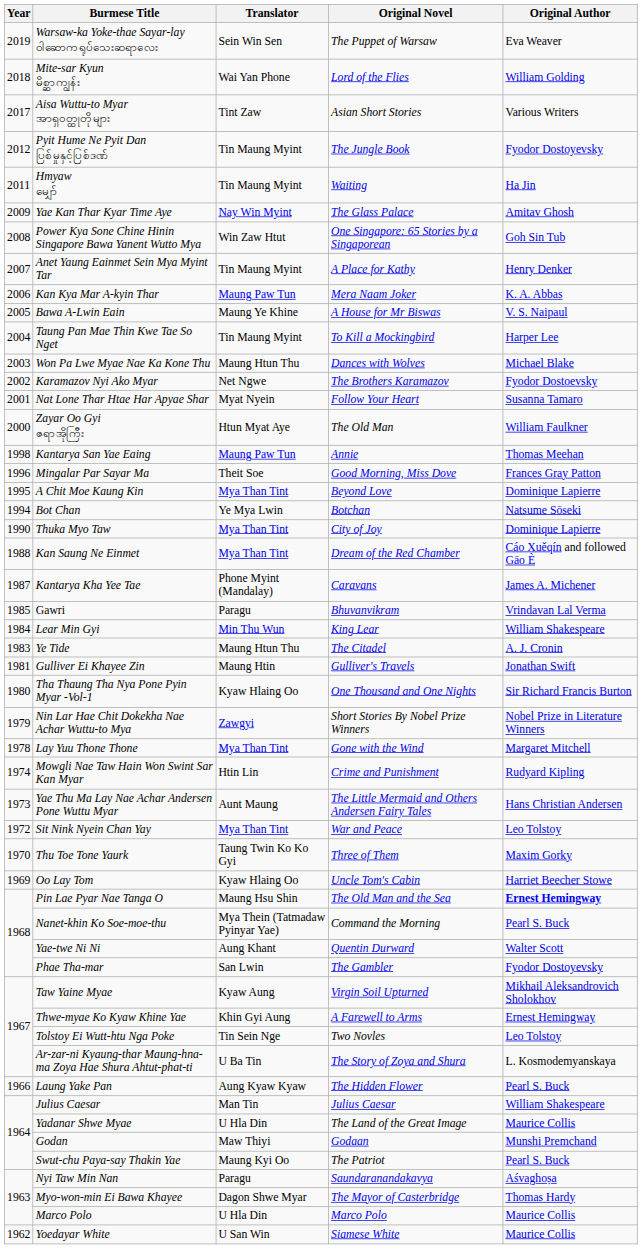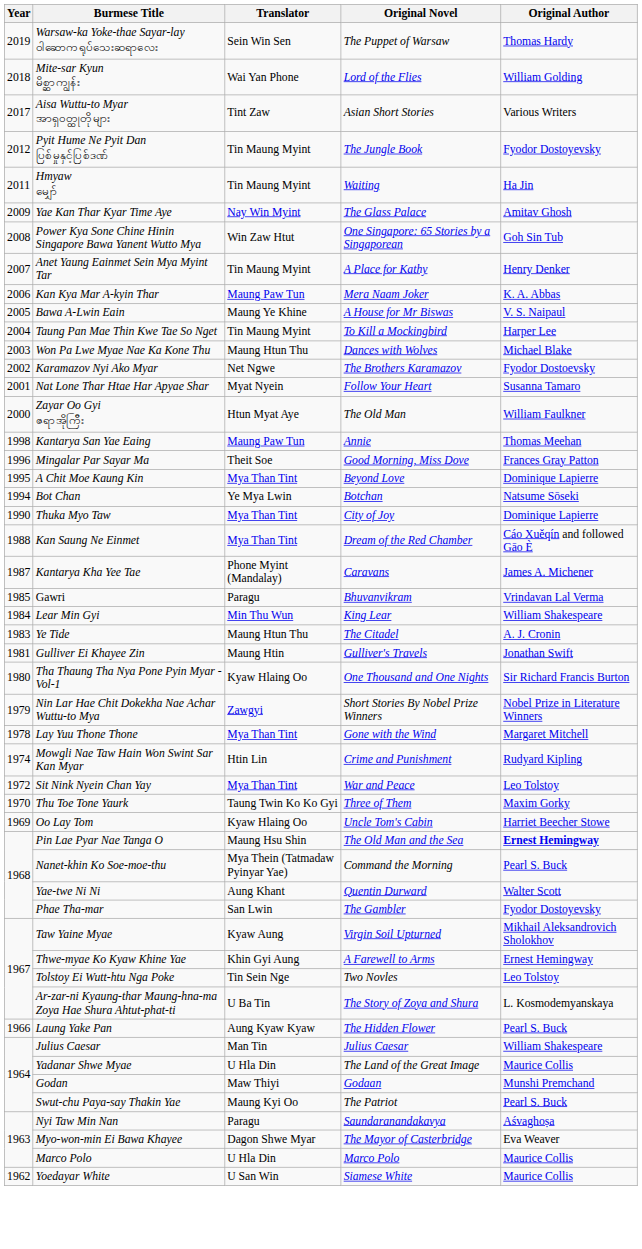(534, 41) Eva Weaver -> (538, 41) Thomas Hardy
- row: (124, 804)
(540, 1197) Thomas Hardy -> (531, 1139) Eva Weaver
